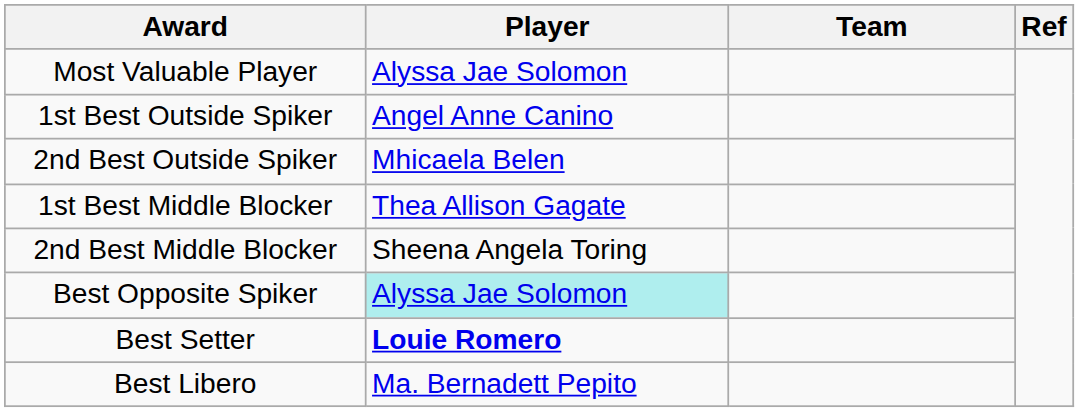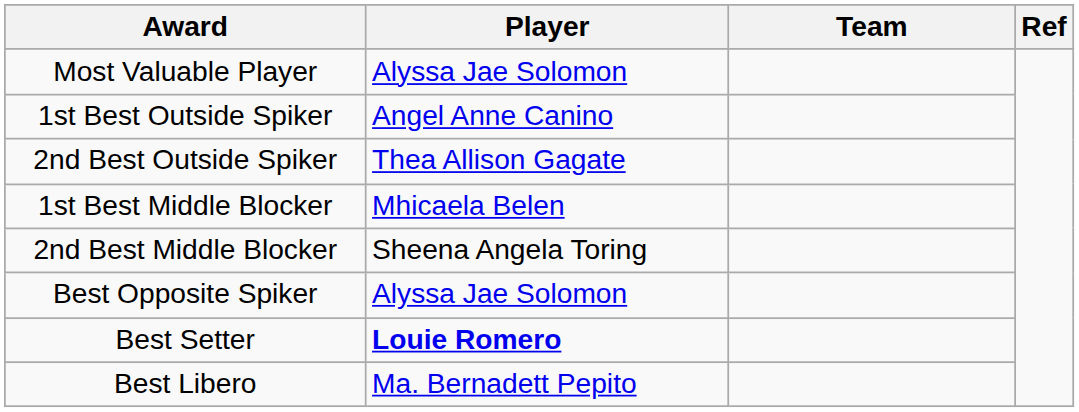(468, 160) Mhicaela Belen -> (499, 160) Thea Allison Gagate
(499, 205) Thea Allison Gagate -> (468, 205) Mhicaela Belen
(500, 294) paleturquoise background -> (500, 294) no background
